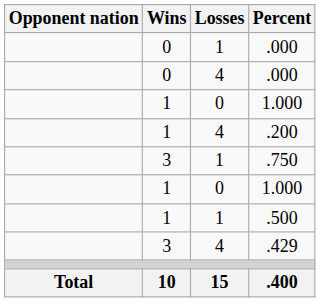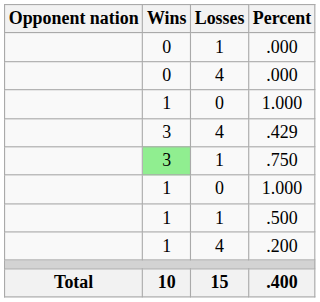rows swapped: (220, 246) <-> (220, 132)
(167, 160) no background -> (167, 160) lightgreen background
